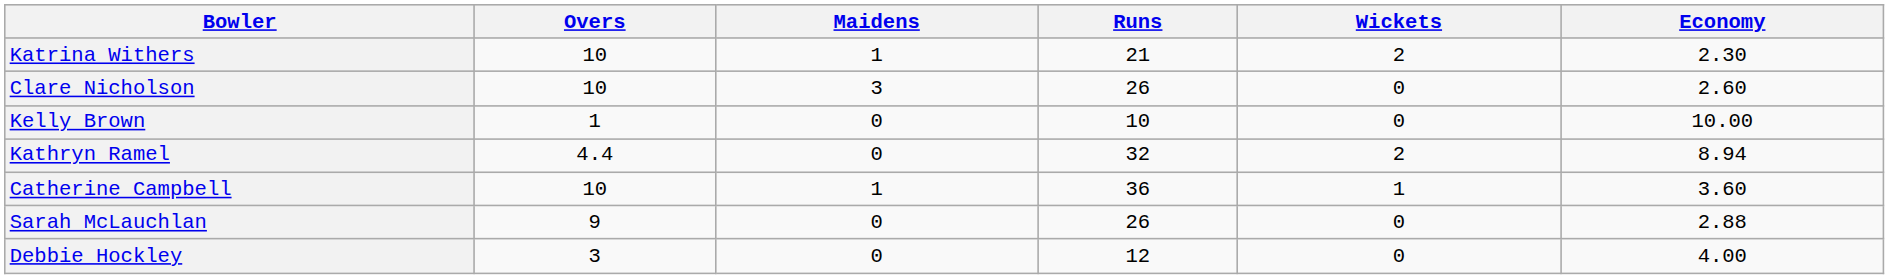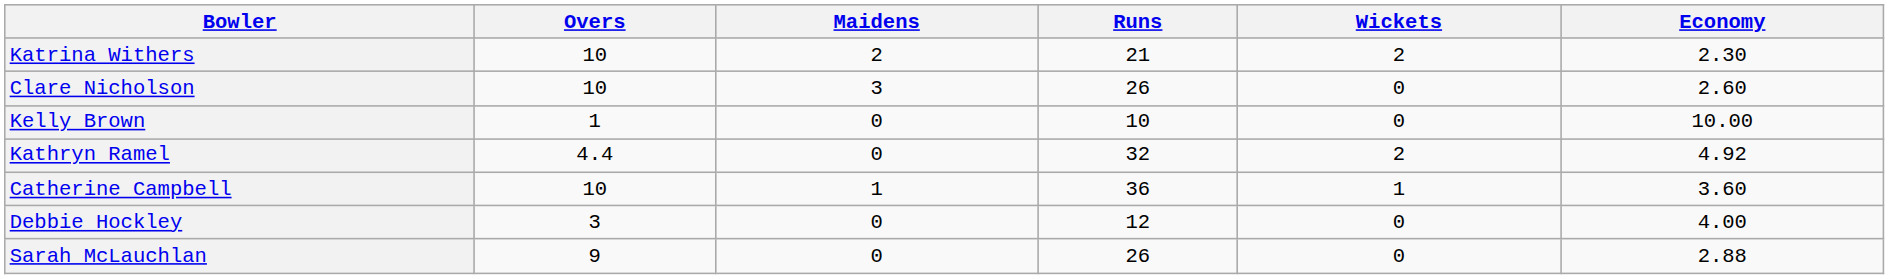(877, 55) 1 -> (877, 55) 2
(1722, 155) 8.94 -> (1722, 155) 4.92
rows swapped: (108, 222) <-> (96, 256)
